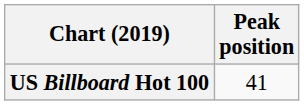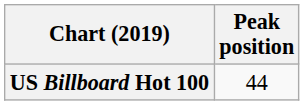(257, 81) 41 -> (257, 81) 44
